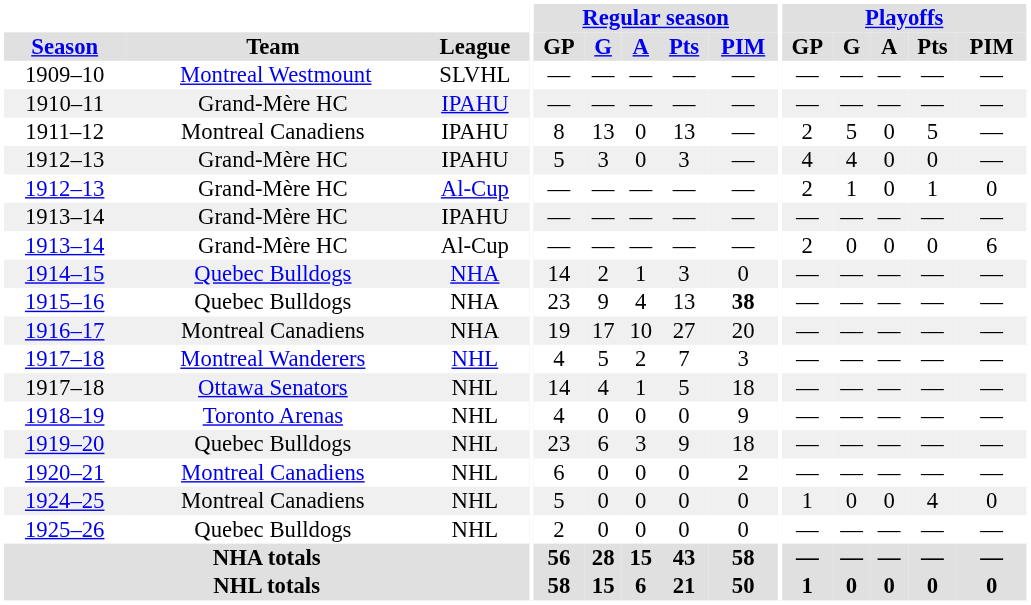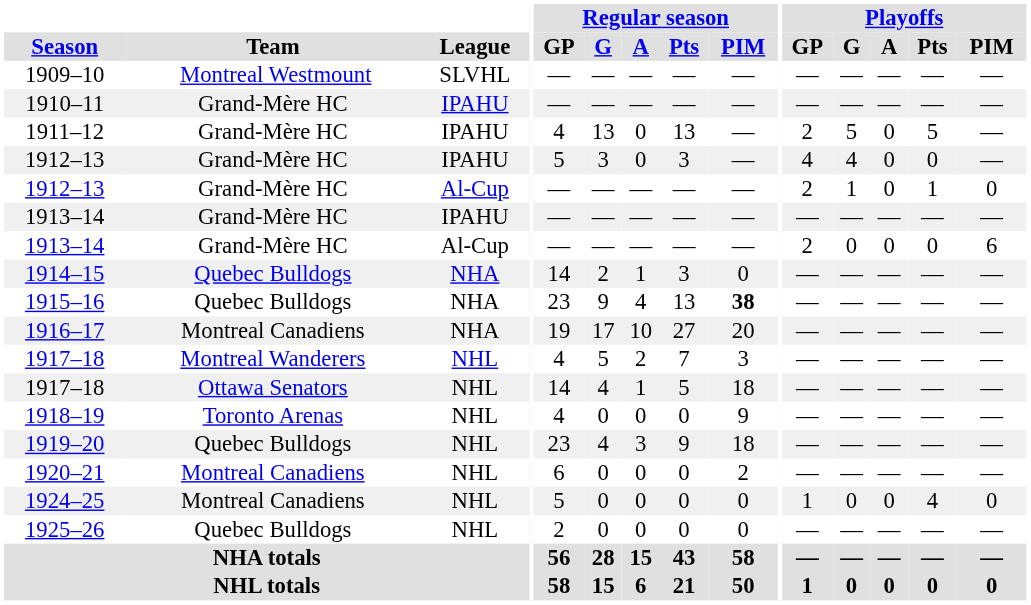(273, 131) Montreal Canadiens -> (273, 131) Grand-Mère HC
(559, 131) 8 -> (559, 131) 4
(603, 443) 6 -> (603, 443) 4
